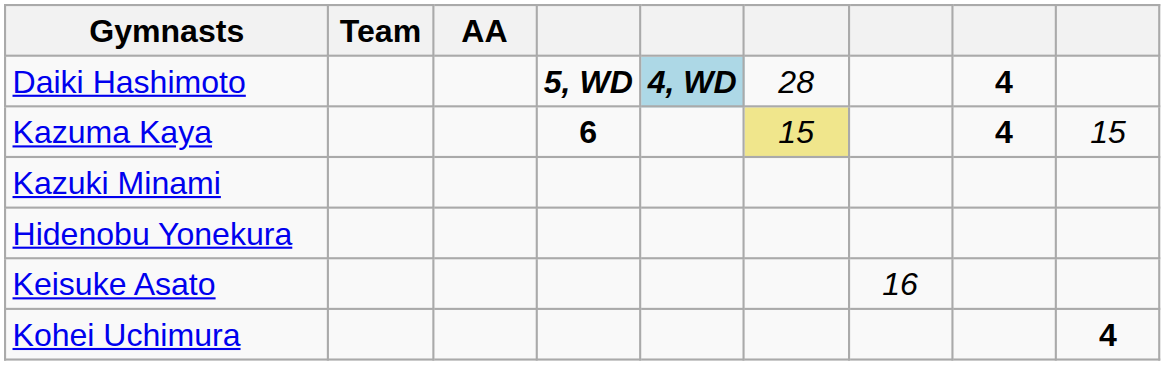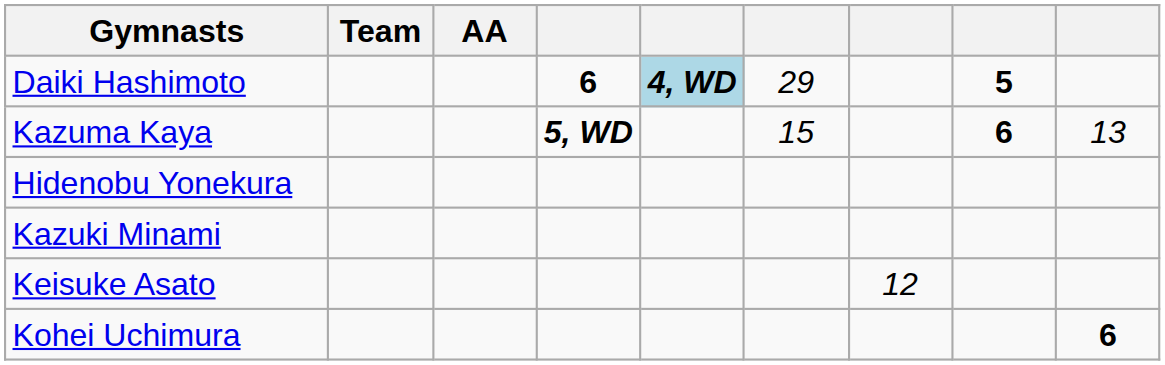(588, 81) 5, WD -> (588, 81) 6
(796, 81) 28 -> (796, 81) 29
(1004, 81) 4 -> (1004, 81) 5
(588, 132) 6 -> (588, 132) 5, WD
(796, 132) khaki background -> (796, 132) no background
(1004, 132) 4 -> (1004, 132) 6
(1108, 132) 15 -> (1108, 132) 13
rows swapped: (117, 183) <-> (152, 234)
(900, 284) 16 -> (900, 284) 12
(1108, 335) 4 -> (1108, 335) 6
